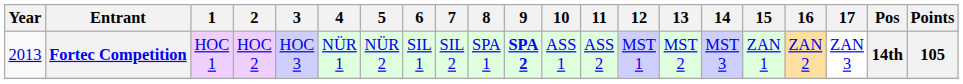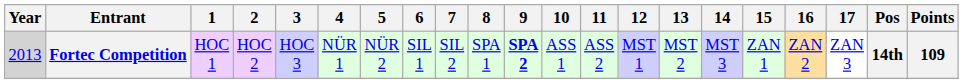(25, 54) no background -> (25, 54) lightgrey background
(933, 54) 105 -> (933, 54) 109
